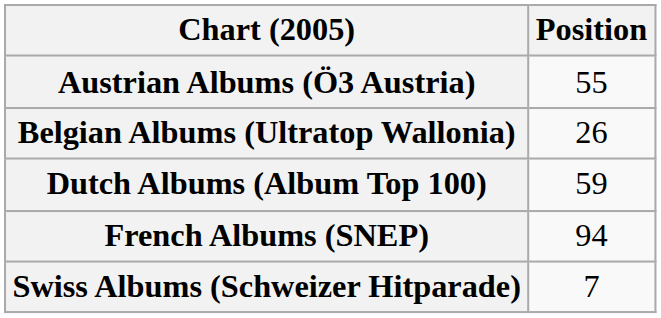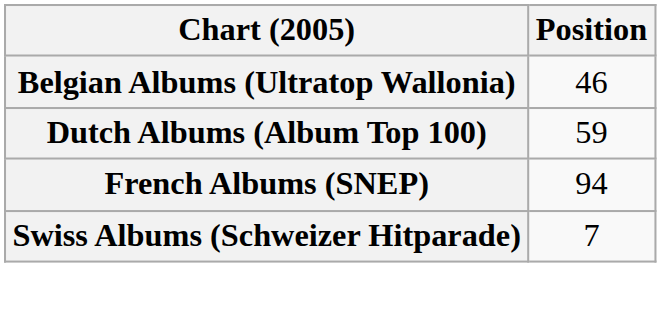- row: (267, 81)
(592, 132) 26 -> (592, 81) 46
